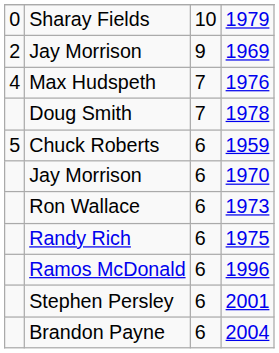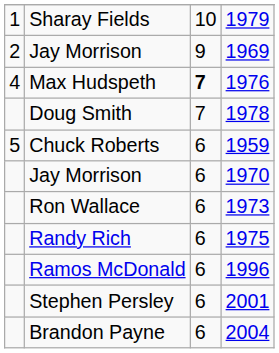(15, 20) 0 -> (15, 20) 1
(200, 82) normal -> (200, 82) bold
